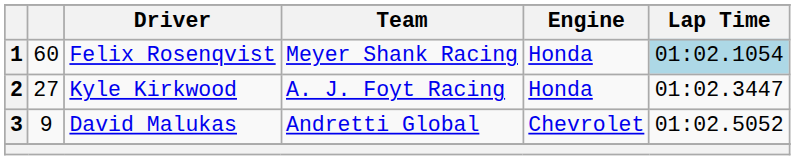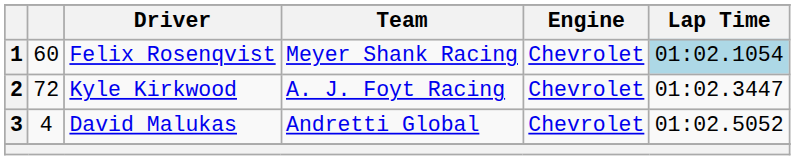(561, 57) Honda -> (586, 57) Chevrolet
(46, 92) 27 -> (46, 92) 72
(561, 92) Honda -> (586, 92) Chevrolet
(46, 127) 9 -> (46, 127) 4
